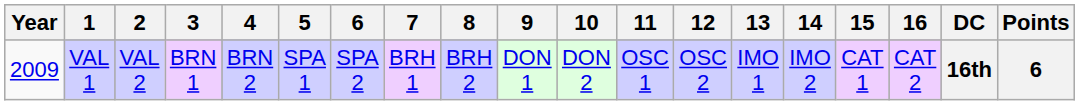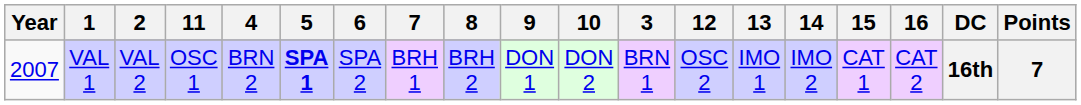columns swapped: (193, 23) <-> (645, 23)
(34, 70) 2009 -> (34, 70) 2007
(305, 70) normal -> (307, 70) bold
(1036, 70) 6 -> (1037, 70) 7
